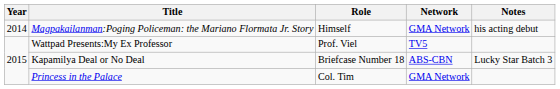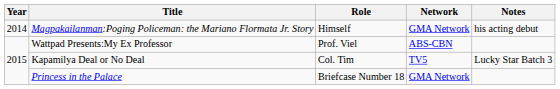(418, 44) TV5 -> (431, 44) ABS-CBN
(361, 60) Briefcase Number 18 -> (336, 60) Col. Tim
(431, 60) ABS-CBN -> (418, 60) TV5
(336, 76) Col. Tim -> (361, 76) Briefcase Number 18
